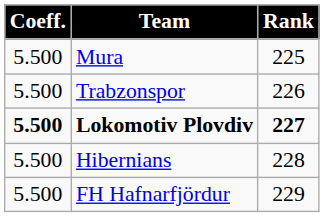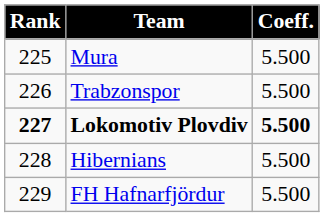columns swapped: (288, 21) <-> (38, 21)
